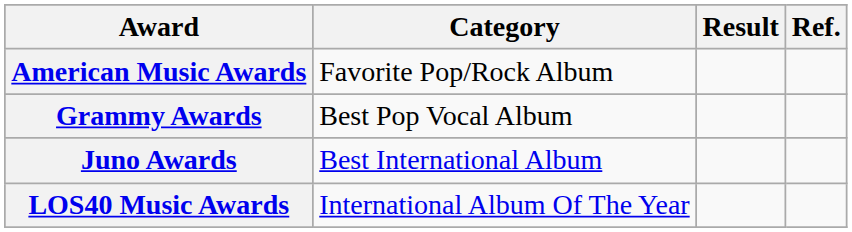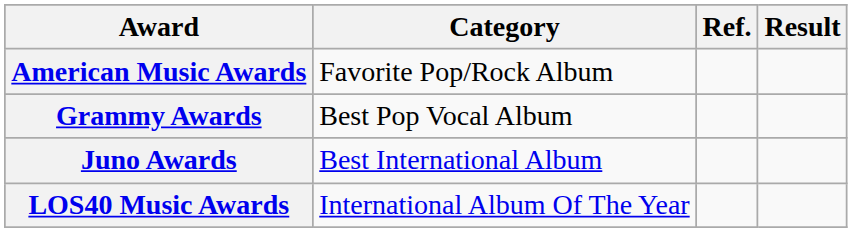columns swapped: (741, 26) <-> (816, 26)
